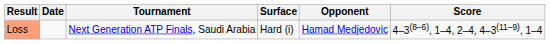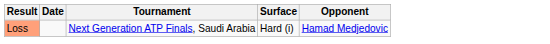- column: (467, 12)
